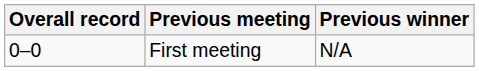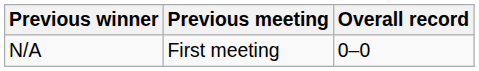columns swapped: (75, 19) <-> (394, 19)
